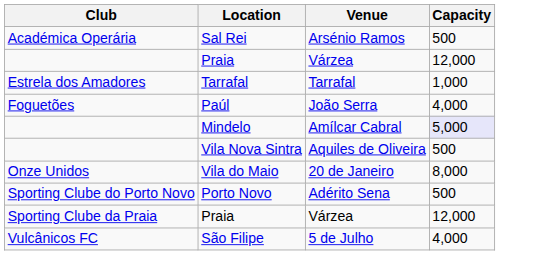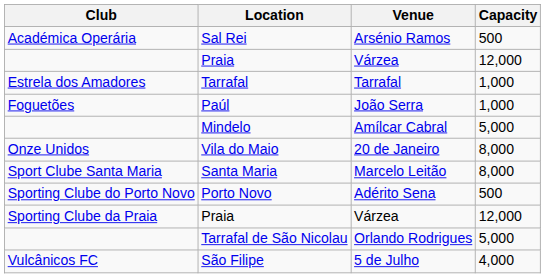(450, 104) 4,000 -> (496, 104) 1,000
(450, 127) lavender background -> (496, 127) no background
- row: (101, 150)
+ row: (85, 171)
+ row: (101, 239)
